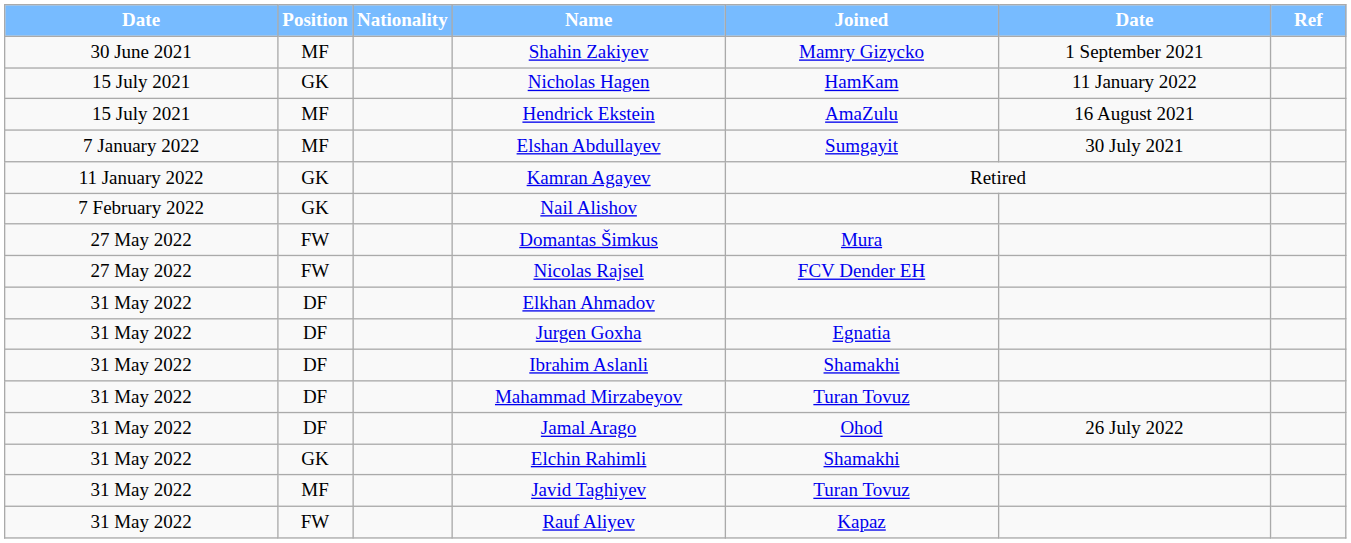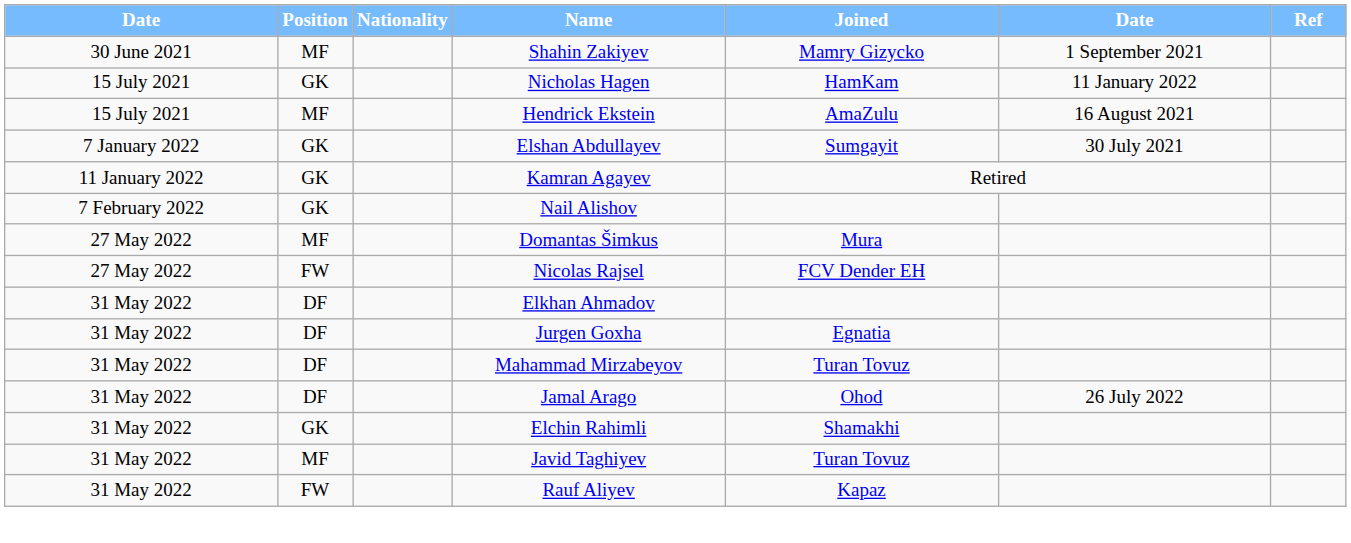(315, 145) MF -> (315, 145) GK
(315, 240) FW -> (315, 240) MF
- row: (589, 365)
